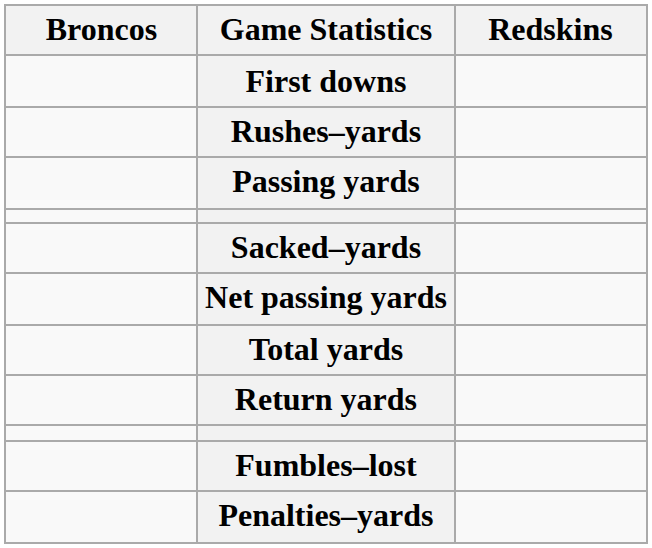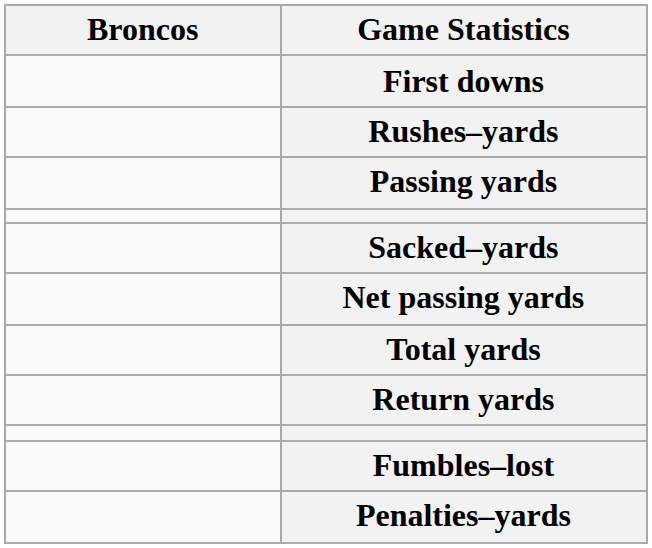- column: (550, 29)
